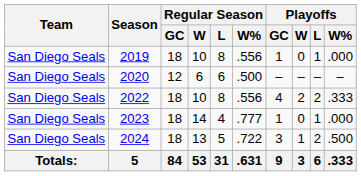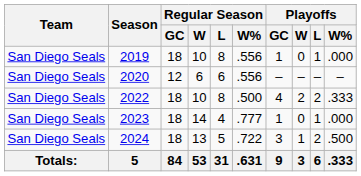(249, 77) .500 -> (249, 77) .556
(249, 98) .556 -> (249, 98) .500
